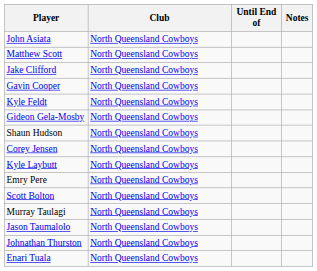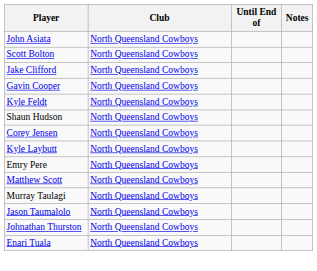rows swapped: (30, 196) <-> (34, 55)
- row: (45, 117)
